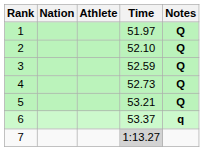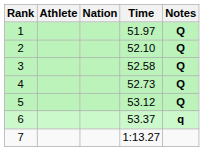columns swapped: (98, 13) <-> (57, 13)
(141, 66) 52.59 -> (141, 66) 52.58
(141, 102) 53.21 -> (141, 102) 53.12
(141, 137) lightgrey background -> (141, 137) no background
